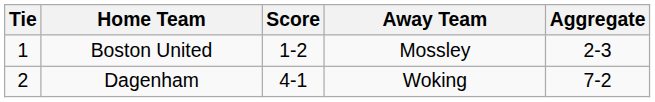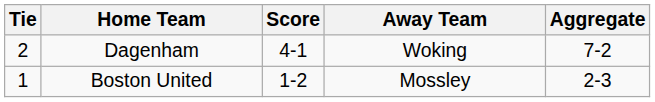rows swapped: (151, 50) <-> (151, 81)
